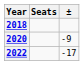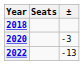(66, 39) -9 -> (66, 39) -3
(69, 53) -17 -> (69, 53) -13
